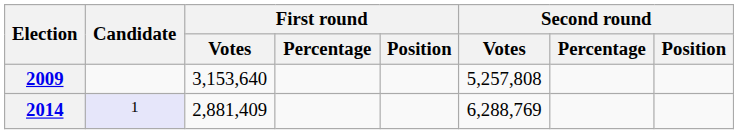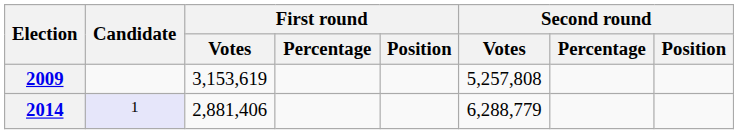(230, 78) 3,153,640 -> (230, 78) 3,153,619
(230, 110) 2,881,409 -> (230, 110) 2,881,406
(504, 110) 6,288,769 -> (504, 110) 6,288,779
